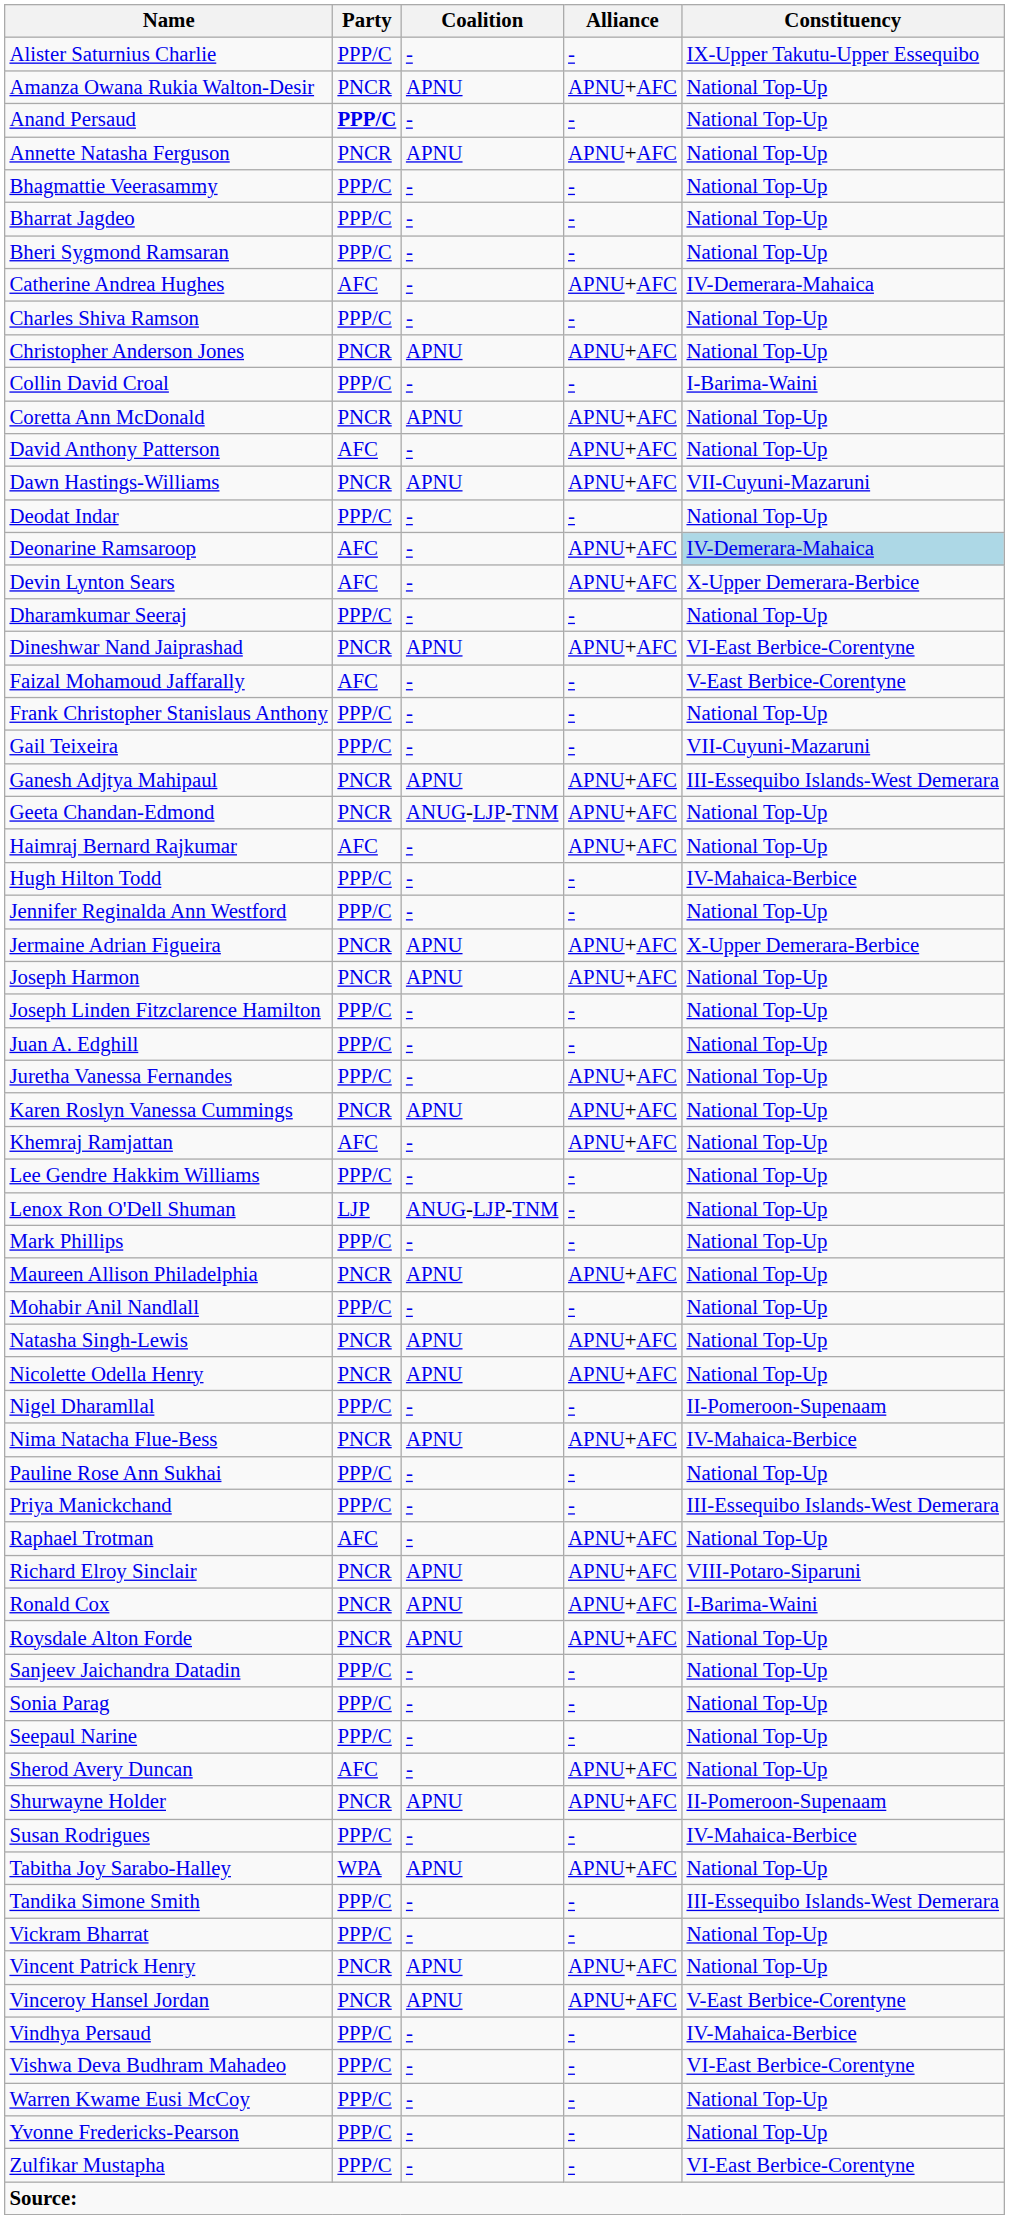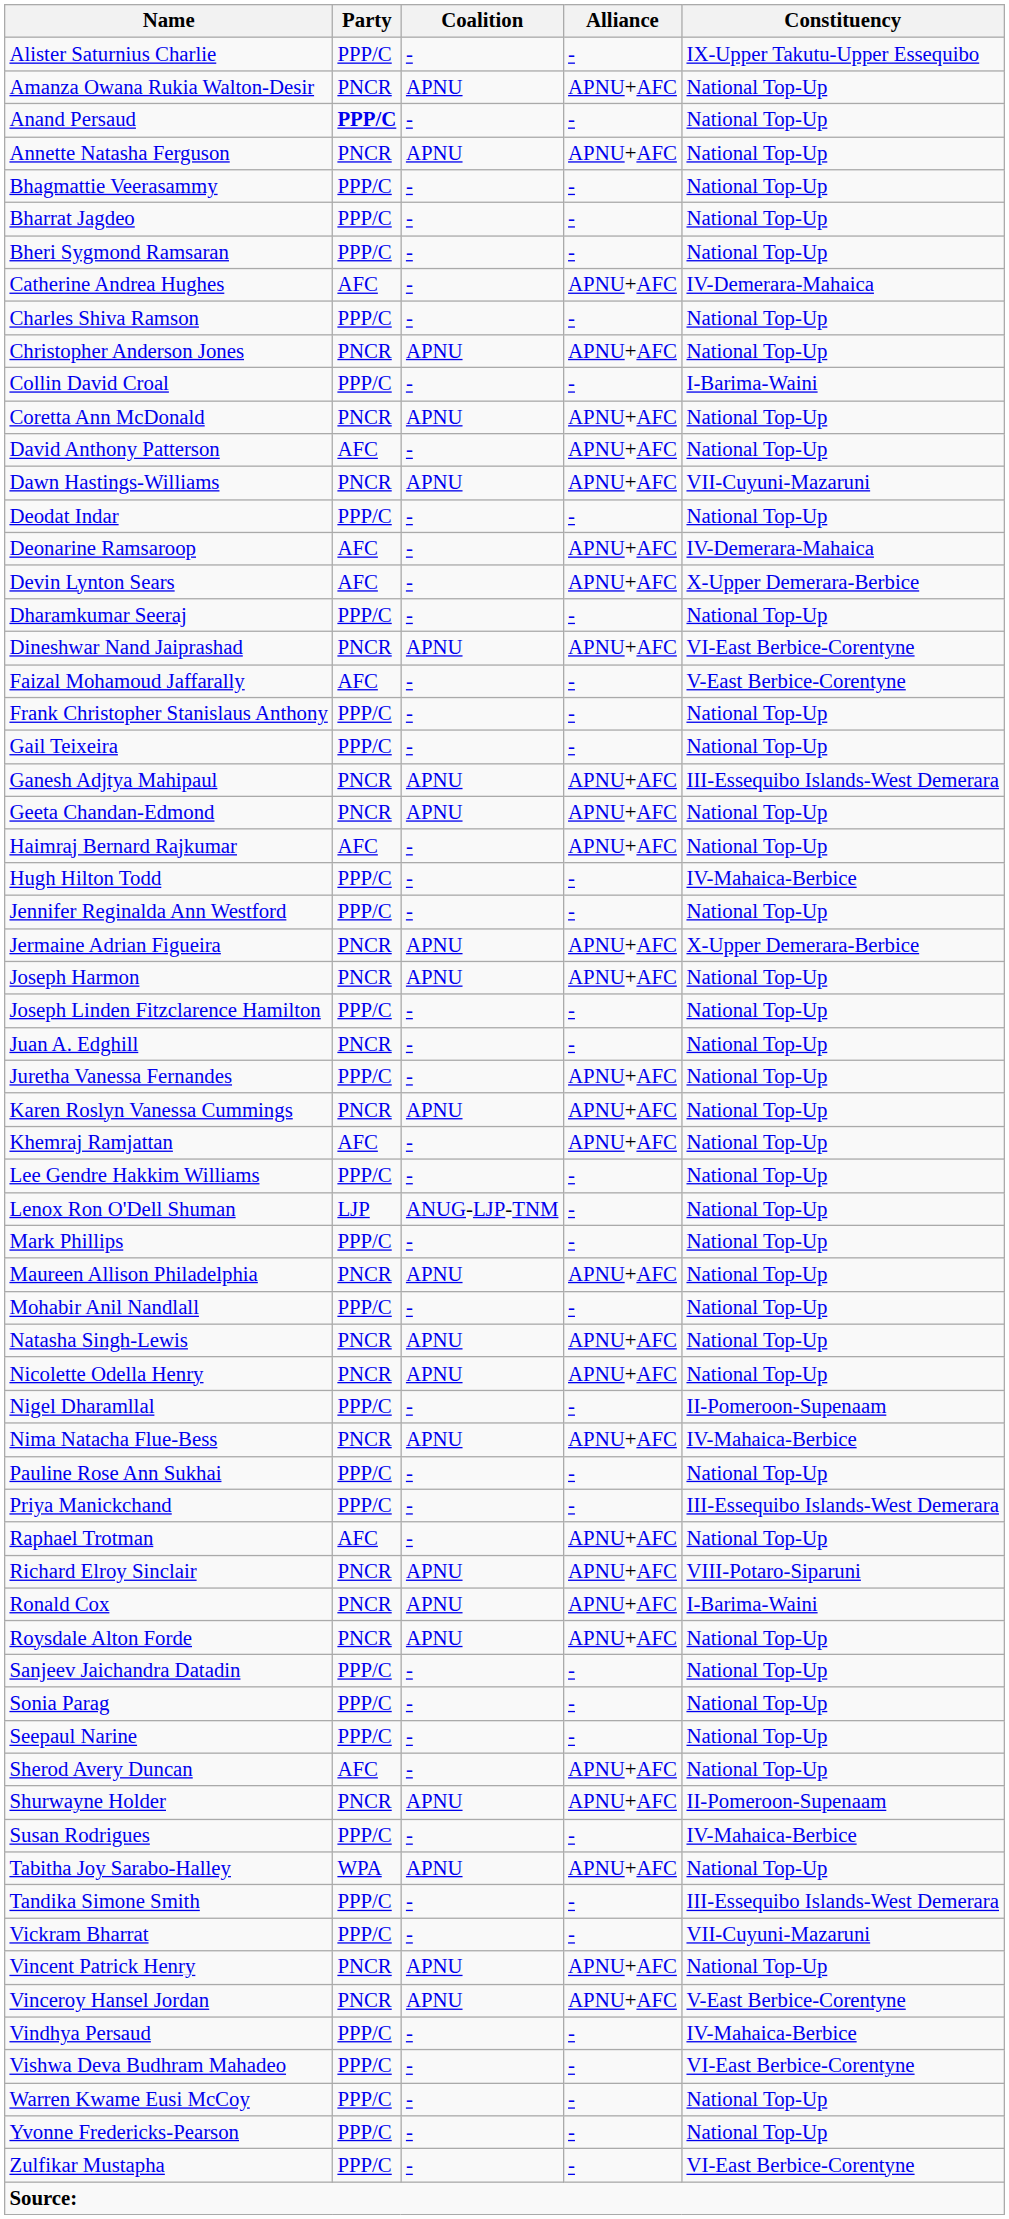(780, 548) lightblue background -> (780, 548) no background
(778, 746) VII-Cuyuni-Mazaruni -> (757, 746) National Top-Up
(482, 812) ANUG-LJP-TNM -> (434, 812) APNU
(365, 1043) PPP/C -> (365, 1043) PNCR
(757, 1934) National Top-Up -> (778, 1934) VII-Cuyuni-Mazaruni
